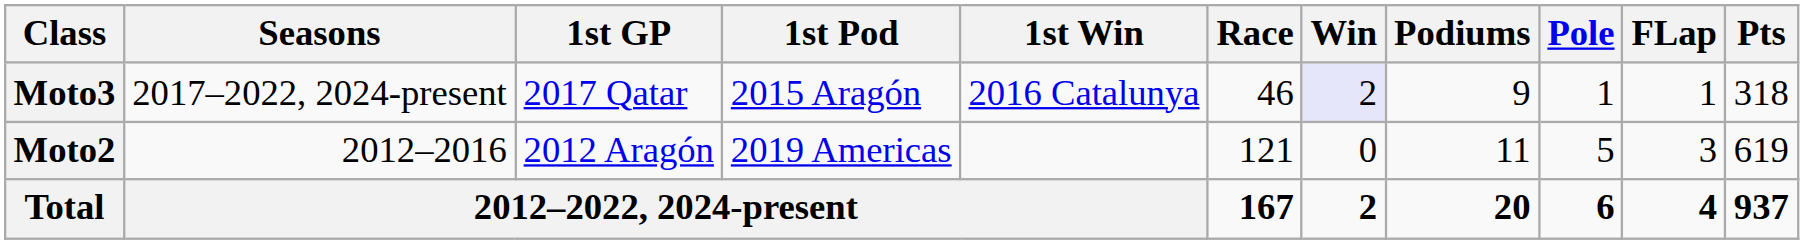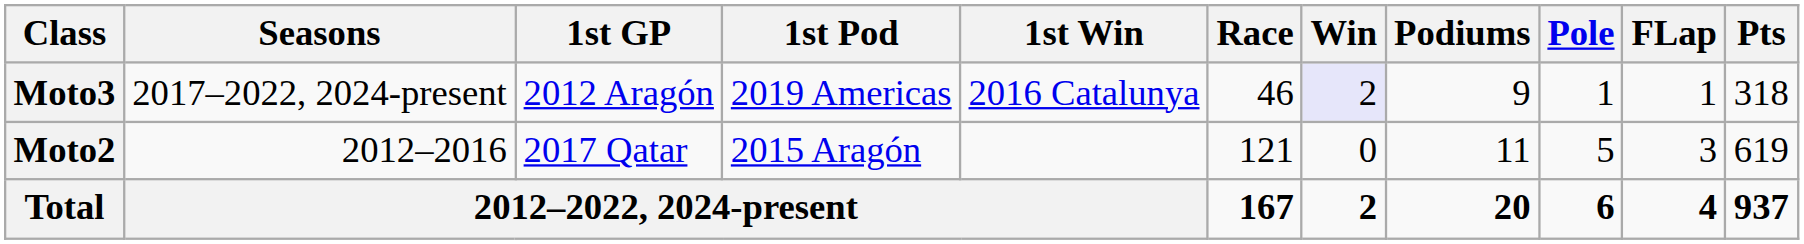(606, 91) 2017 Qatar -> (619, 91) 2012 Aragón
(826, 91) 2015 Aragón -> (841, 91) 2019 Americas
(619, 149) 2012 Aragón -> (606, 149) 2017 Qatar
(841, 149) 2019 Americas -> (826, 149) 2015 Aragón
